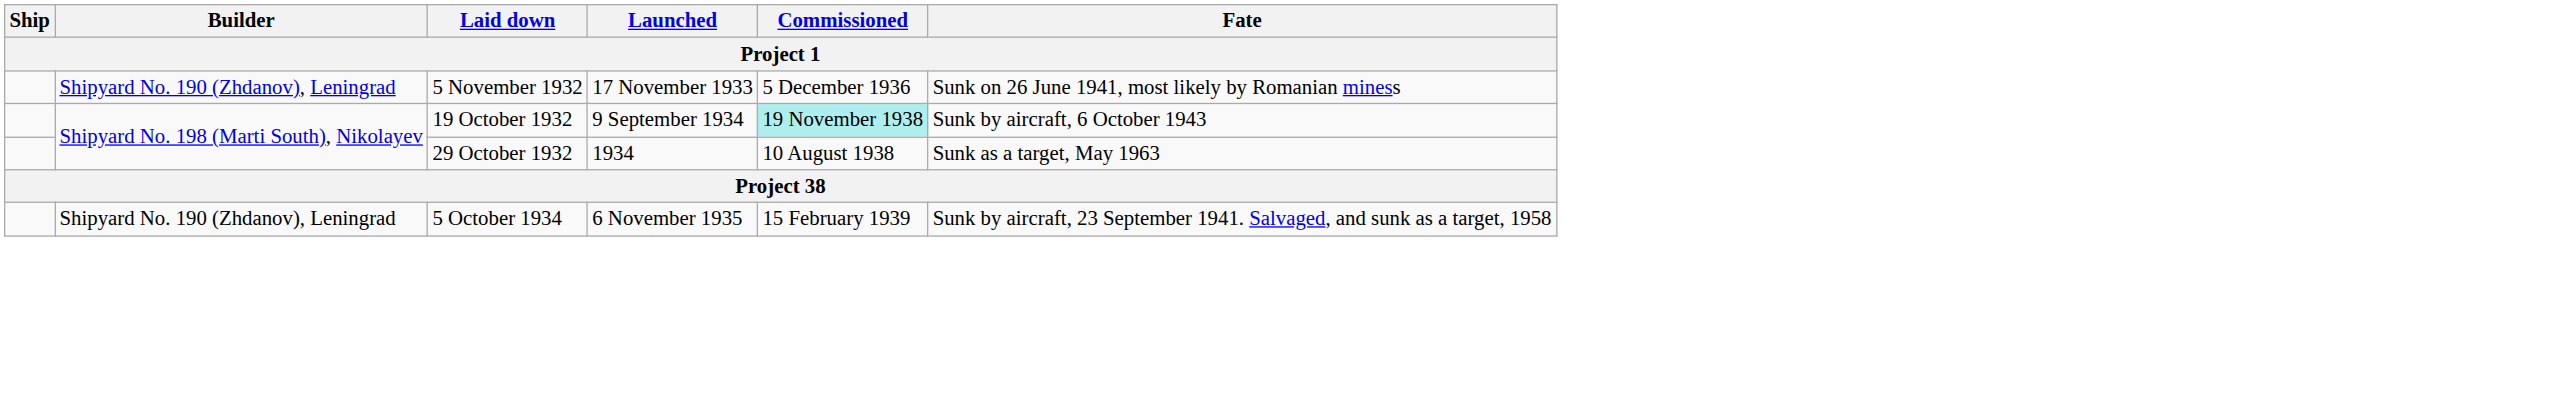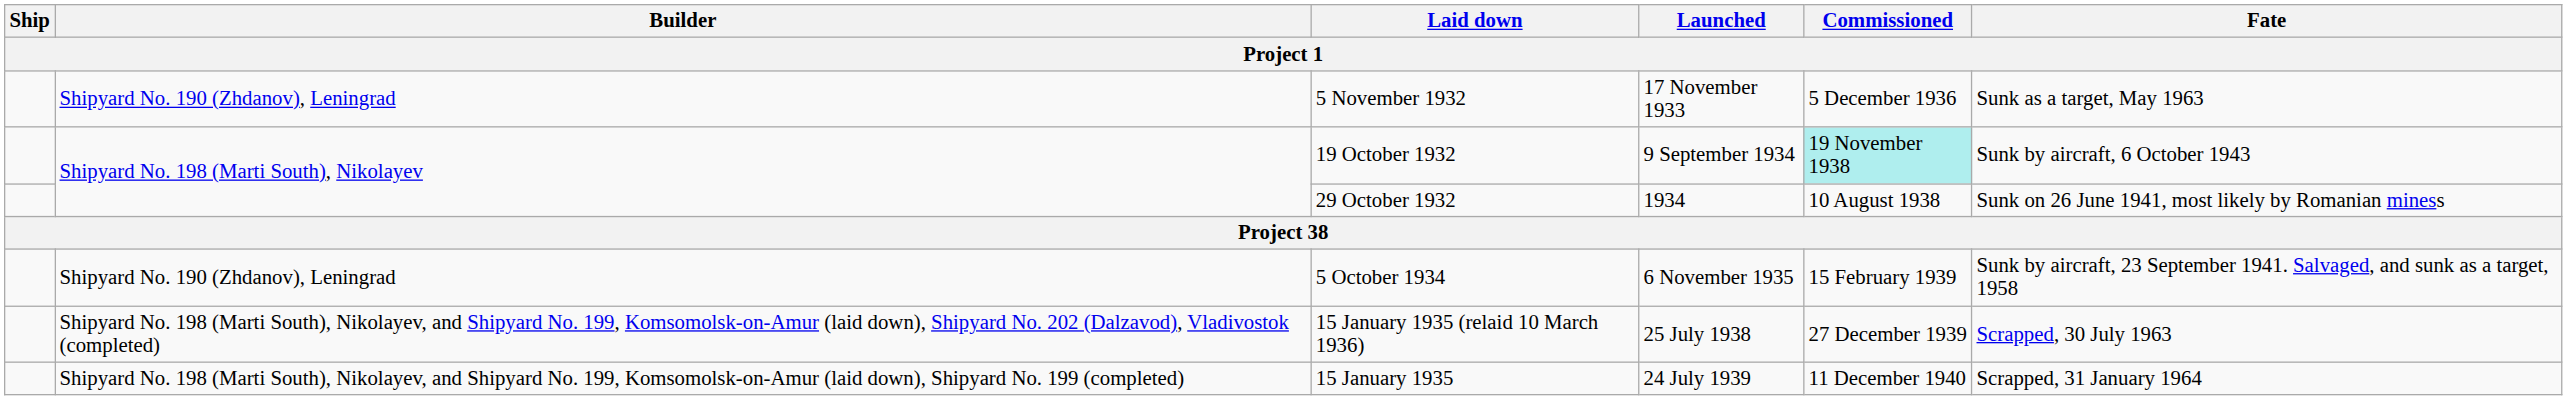(1167, 86) Sunk on 26 June 1941, most likely by Romanian miness -> (2090, 98) Sunk as a target, May 1963
(1046, 152) Sunk as a target, May 1963 -> (2211, 199) Sunk on 26 June 1941, most likely by Romanian miness
+ row: (1457, 333)
+ row: (1385, 378)
